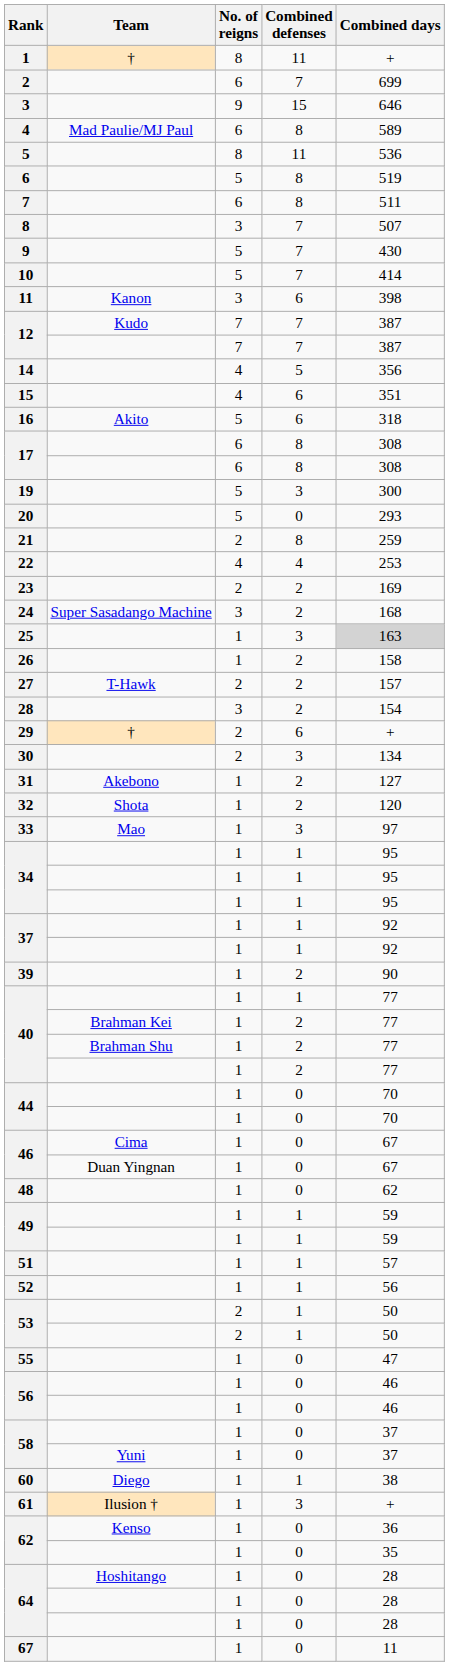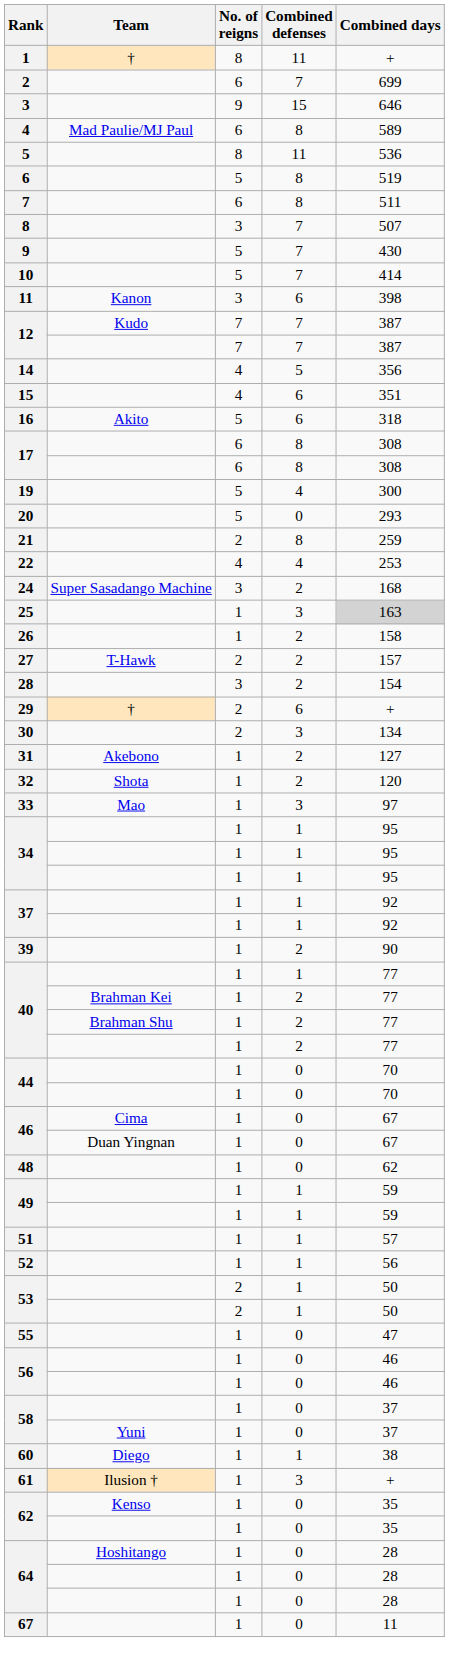(299, 491) 3 -> (299, 491) 4
- row: (26, 588)
(390, 1528) 36 -> (390, 1504) 35
